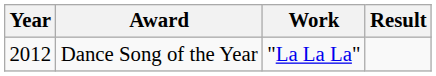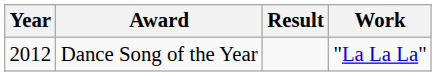columns swapped: (314, 20) <-> (398, 20)
